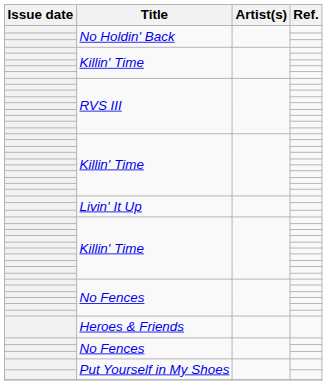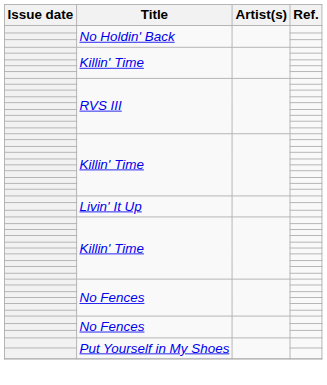- row: (40, 327)
